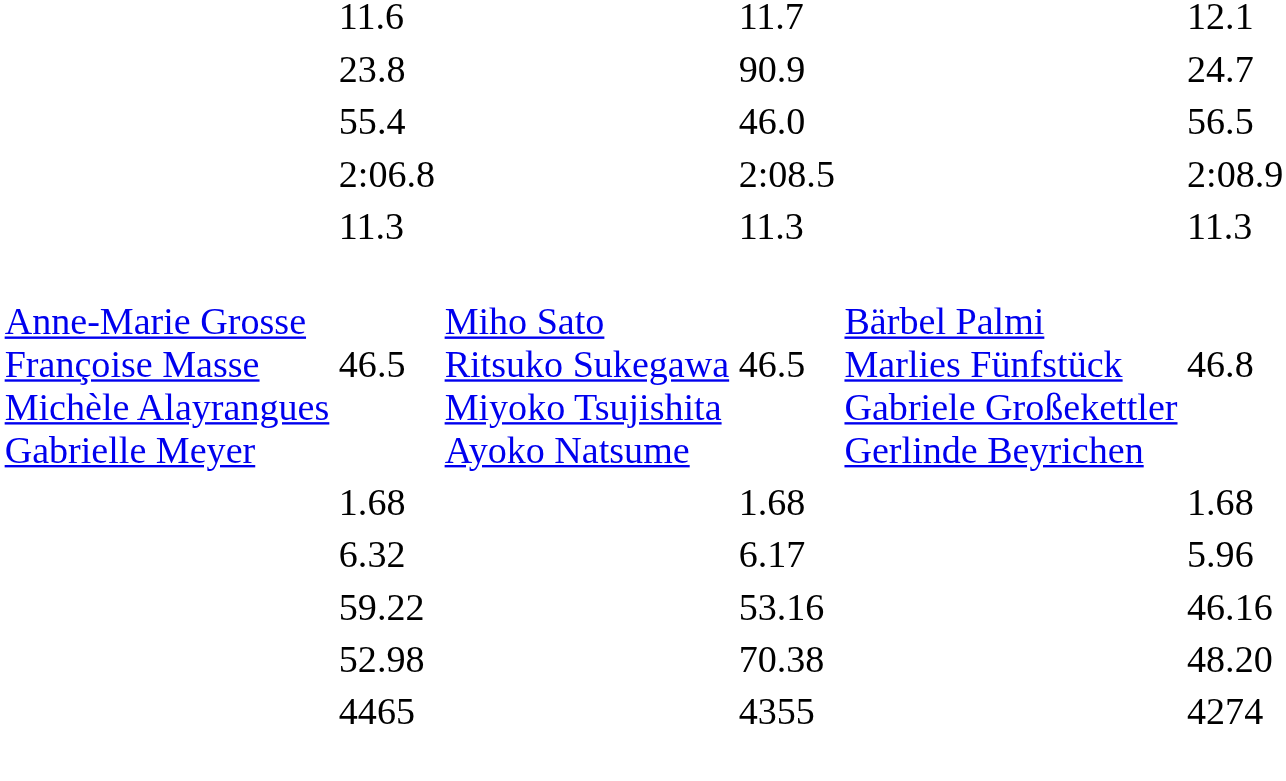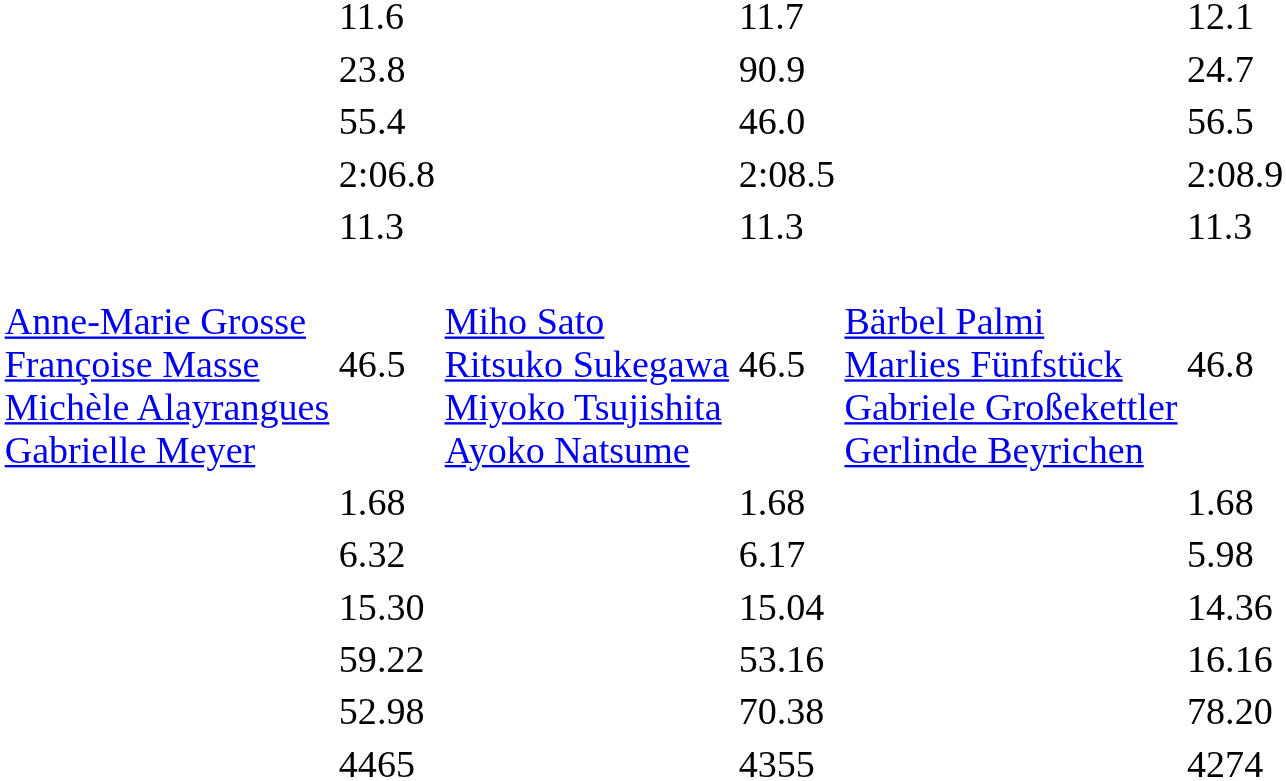(1220, 554) 5.96 -> (1220, 554) 5.98
+ row: (382, 607)
(1230, 607) 46.16 -> (1230, 659) 16.16
(1230, 659) 48.20 -> (1230, 711) 78.20
